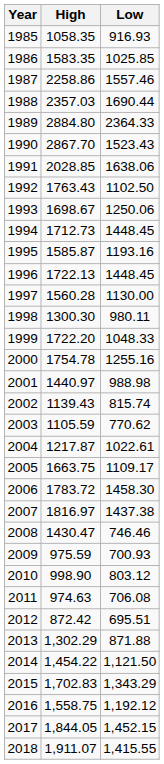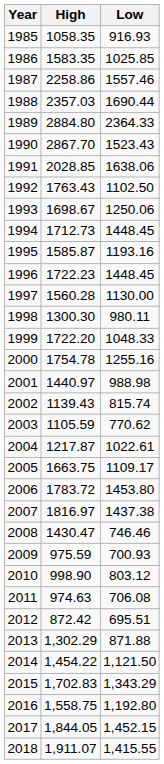(71, 274) 1722.13 -> (71, 274) 1722.23
(130, 489) 1458.30 -> (130, 489) 1453.80
(130, 705) 1,192.12 -> (130, 705) 1,192.80
